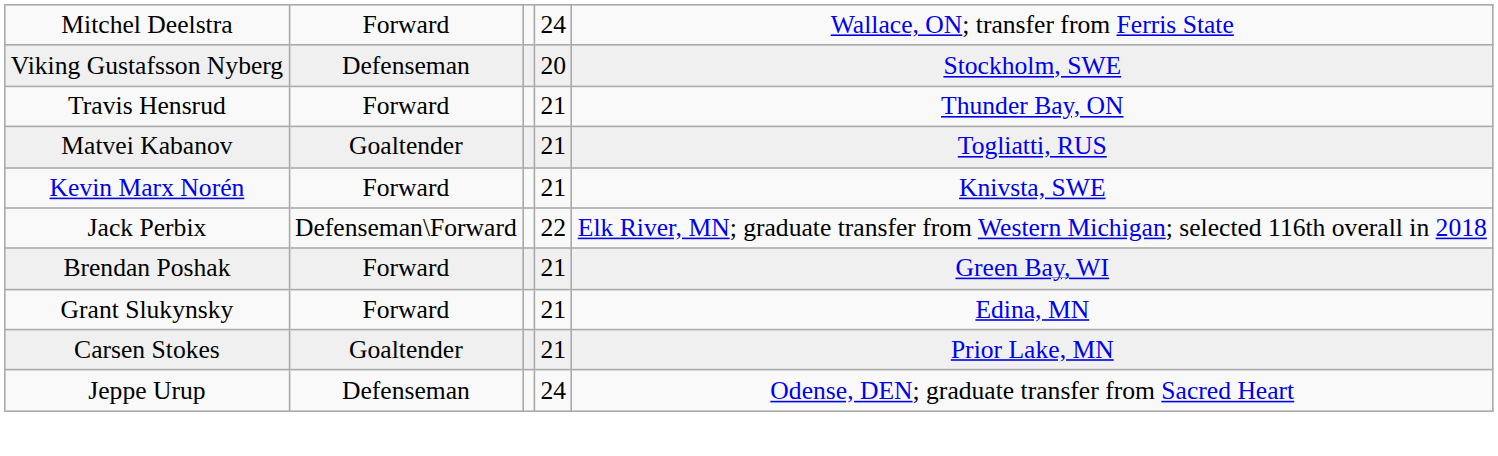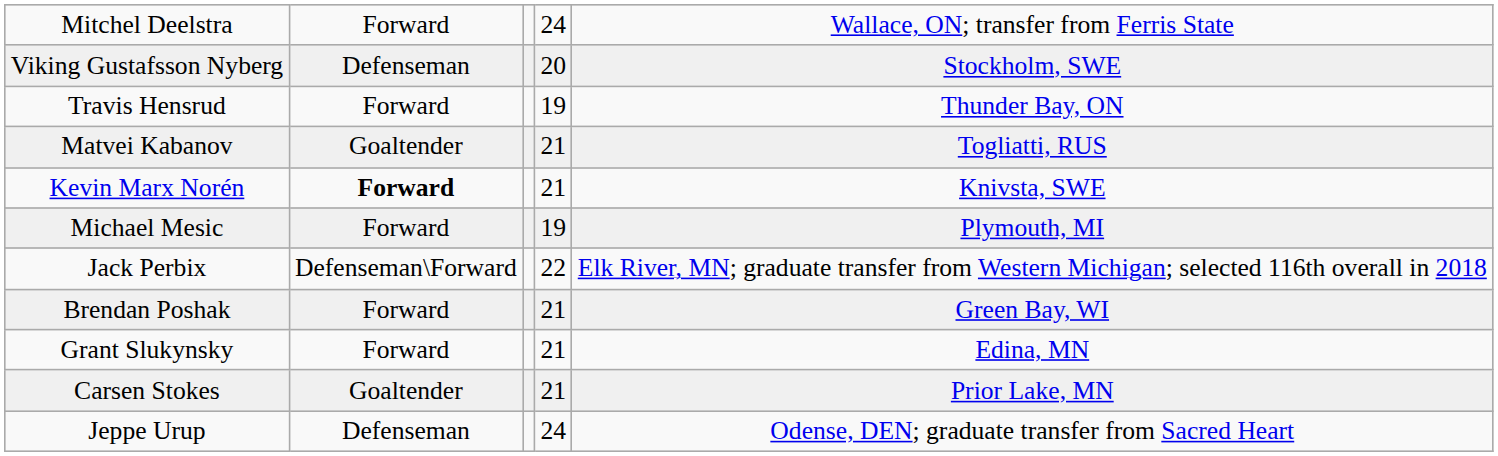(553, 106) 21 -> (553, 106) 19
(406, 187) normal -> (406, 187) bold
+ row: (147, 227)
